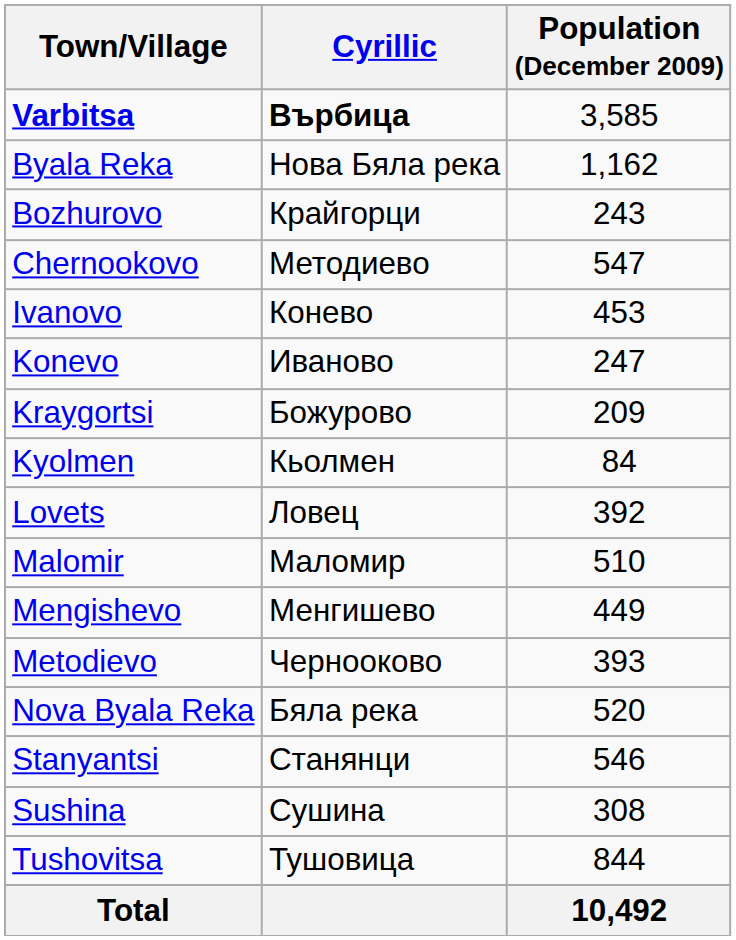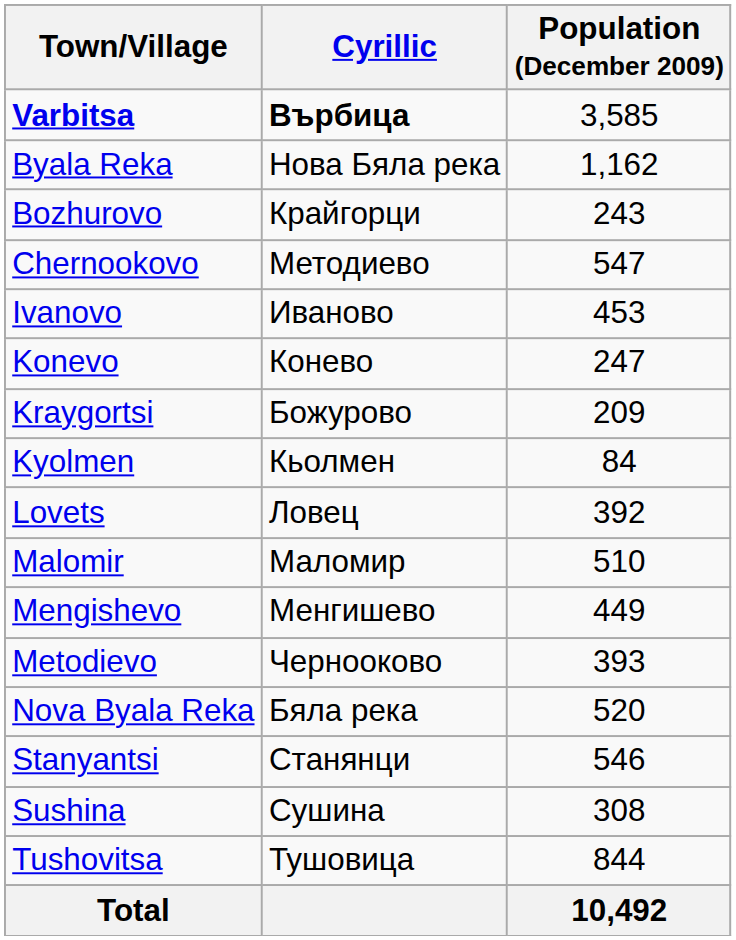(321, 313) Конево -> (331, 313) Иваново
(331, 363) Иваново -> (321, 363) Конево
